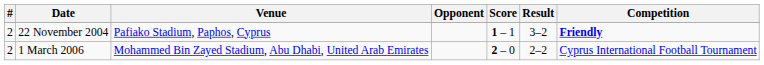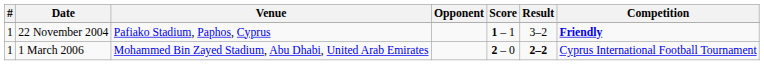(10, 32) 2 -> (10, 32) 1
(10, 50) 2 -> (10, 50) 1
(538, 50) normal -> (538, 50) bold
